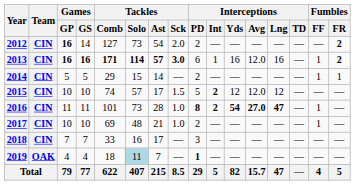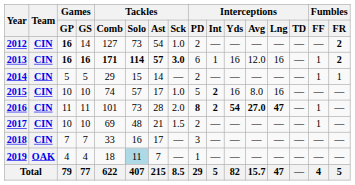(178, 44) 2.0 -> (178, 44) 1.0
(178, 92) 1.5 -> (178, 92) 1.0
(235, 92) 12 -> (235, 92) 16
(257, 92) 12.0 -> (257, 92) 8.0
(279, 92) 12 -> (279, 92) 16
(178, 108) 1.0 -> (178, 108) 2.0
(178, 124) 1.0 -> (178, 124) 1.5
(197, 156) bold -> (197, 156) normal
